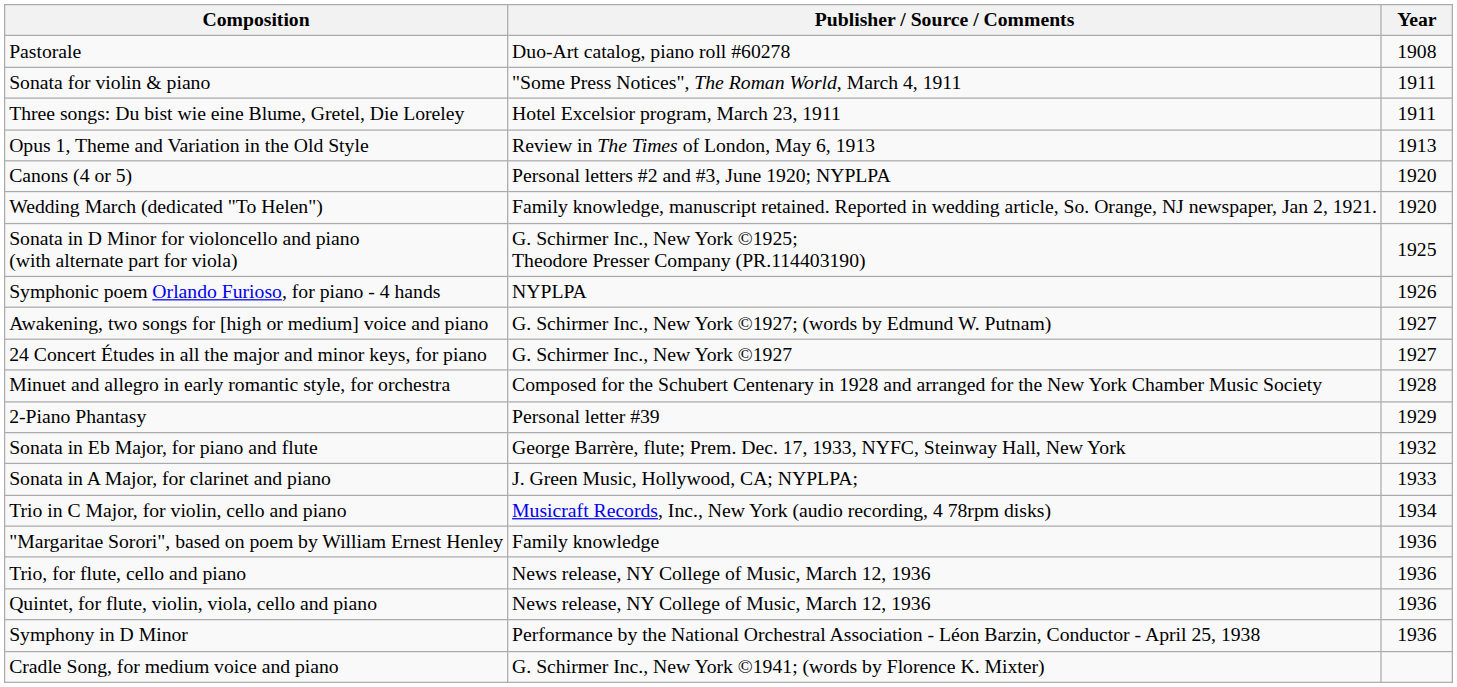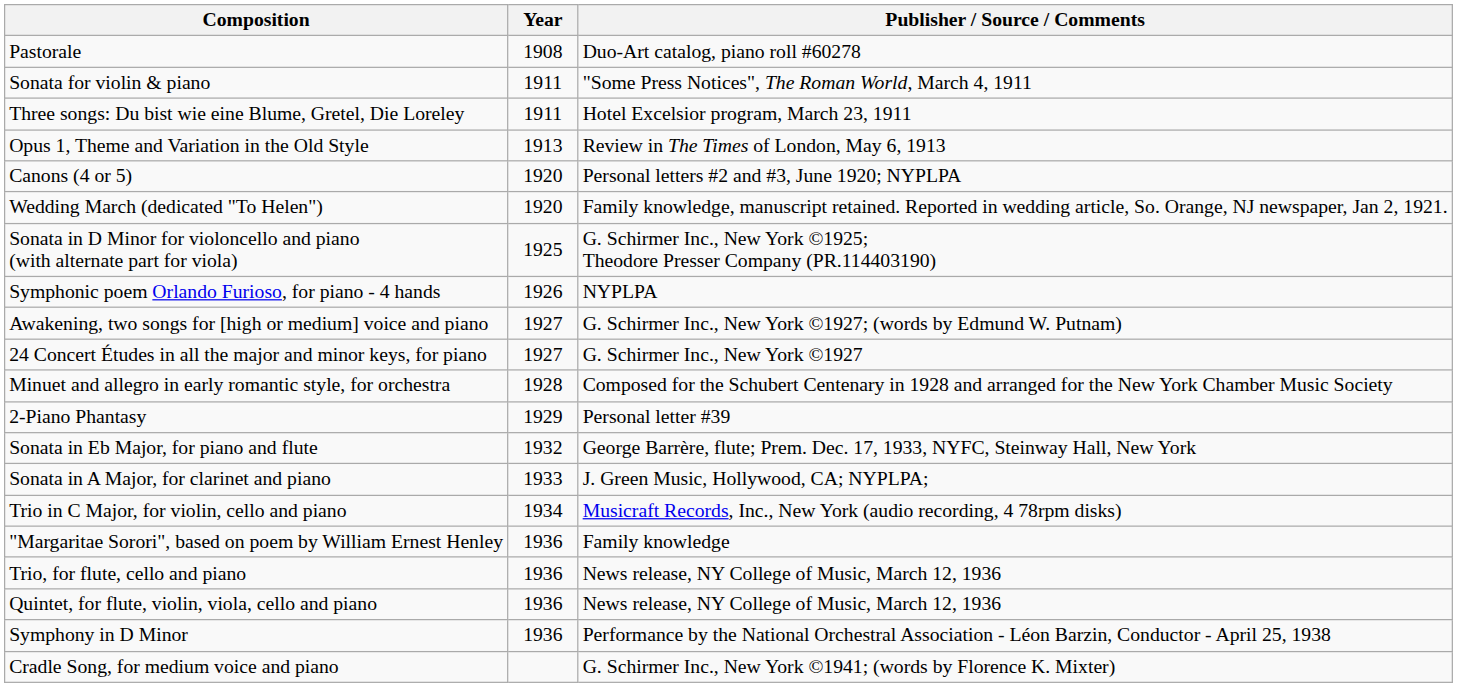columns swapped: (1417, 20) <-> (945, 20)
